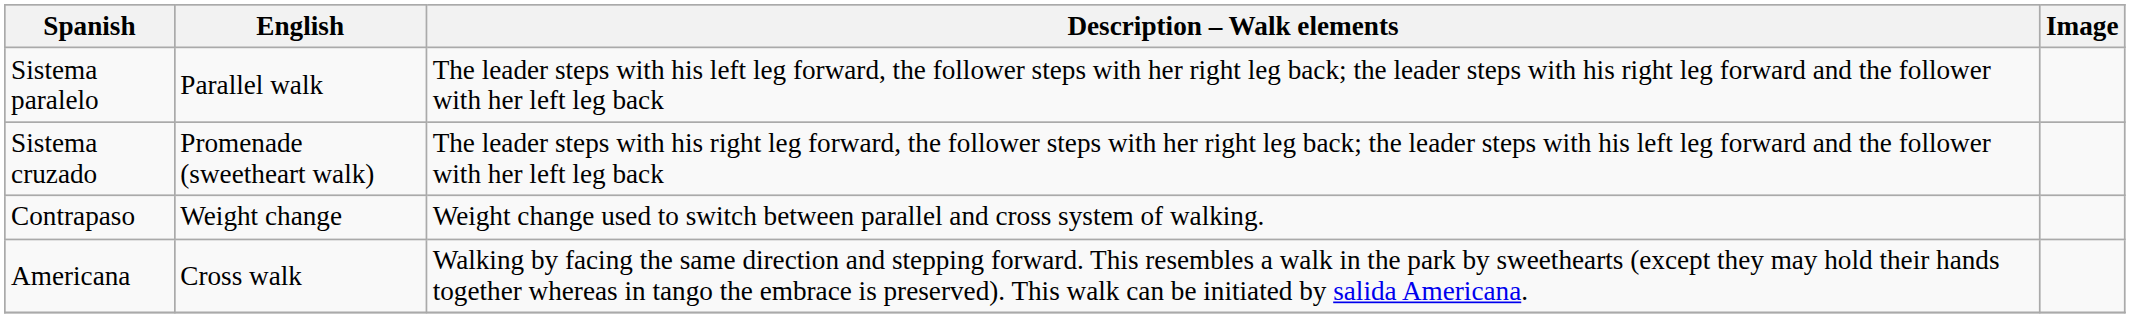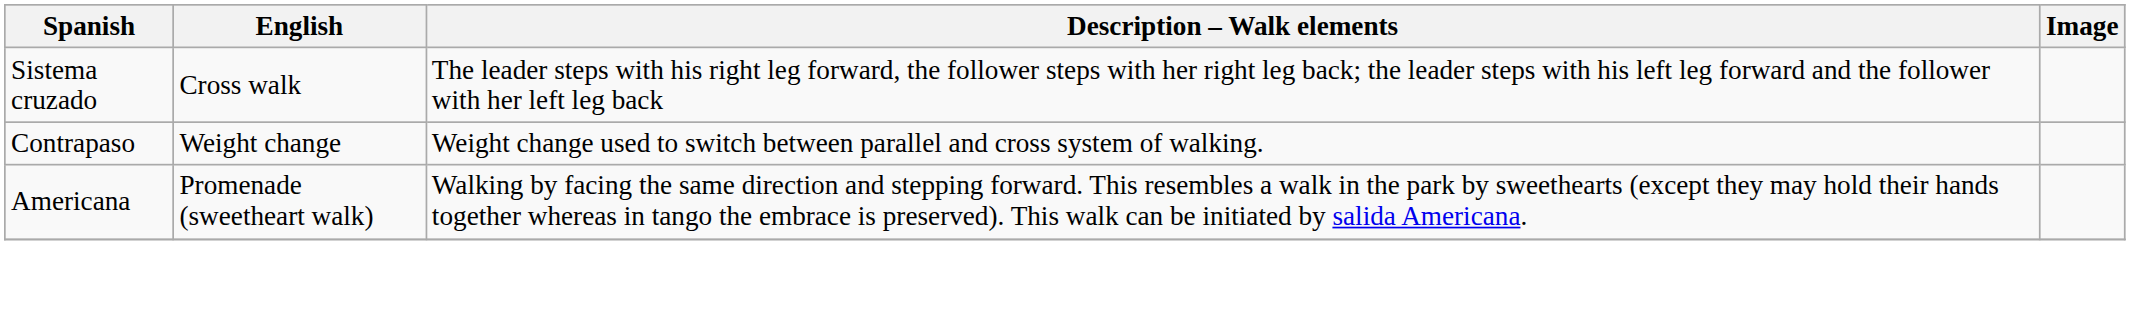- row: (55, 84)
(277, 158) Promenade (sweetheart walk) -> (240, 84) Cross walk
(241, 275) Cross walk -> (276, 201) Promenade (sweetheart walk)
